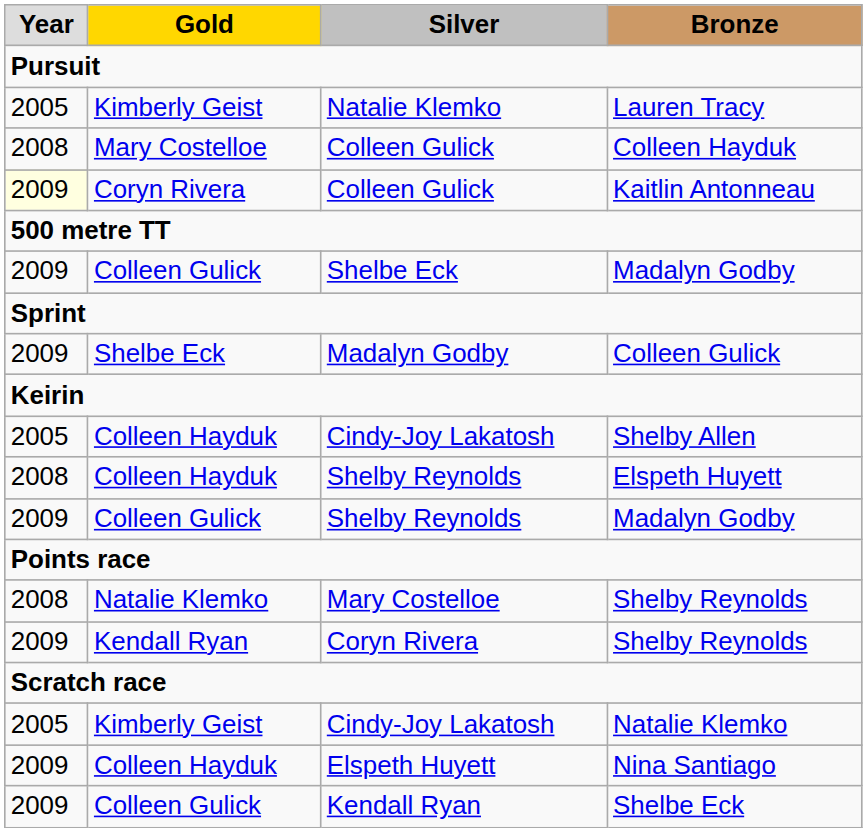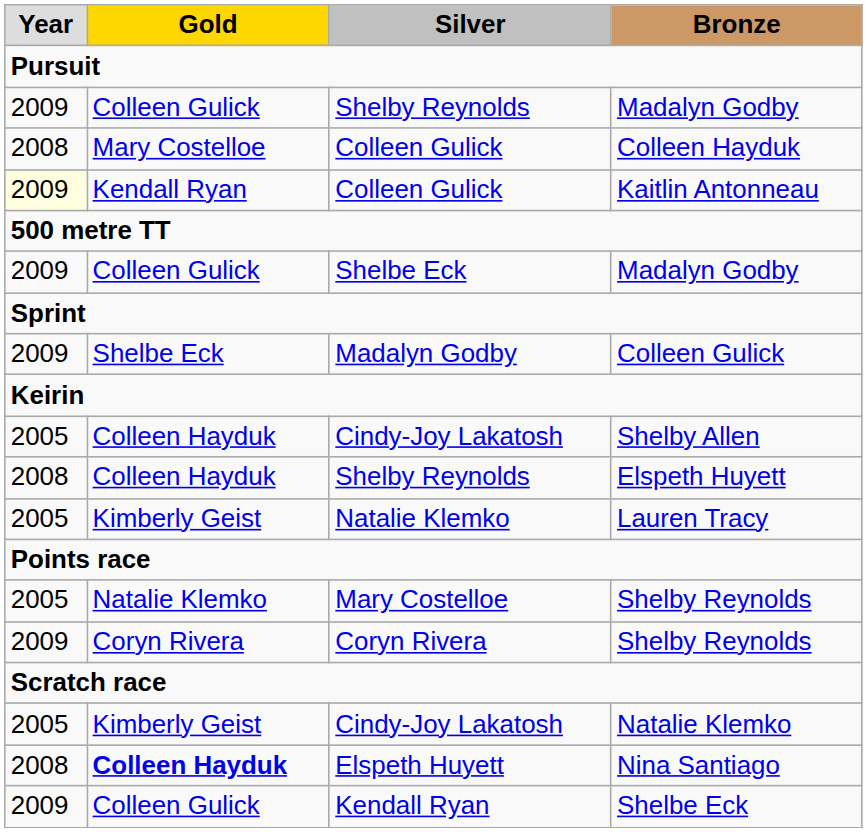rows swapped: (414, 107) <-> (424, 518)
(170, 189) Coryn Rivera -> (170, 189) Kendall Ryan
(40, 600) 2008 -> (40, 600) 2005
(171, 641) Kendall Ryan -> (168, 641) Coryn Rivera
(40, 764) 2009 -> (40, 764) 2008
(185, 764) normal -> (190, 764) bold
